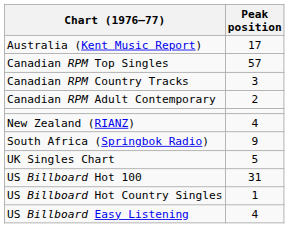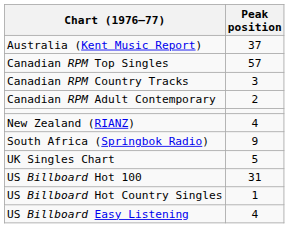(255, 45) 17 -> (255, 45) 37
